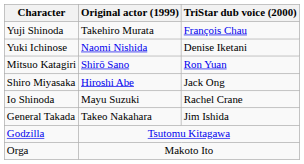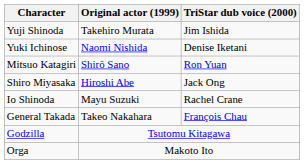(215, 30) François Chau -> (206, 30) Jim Ishida
(206, 116) Jim Ishida -> (215, 116) François Chau
